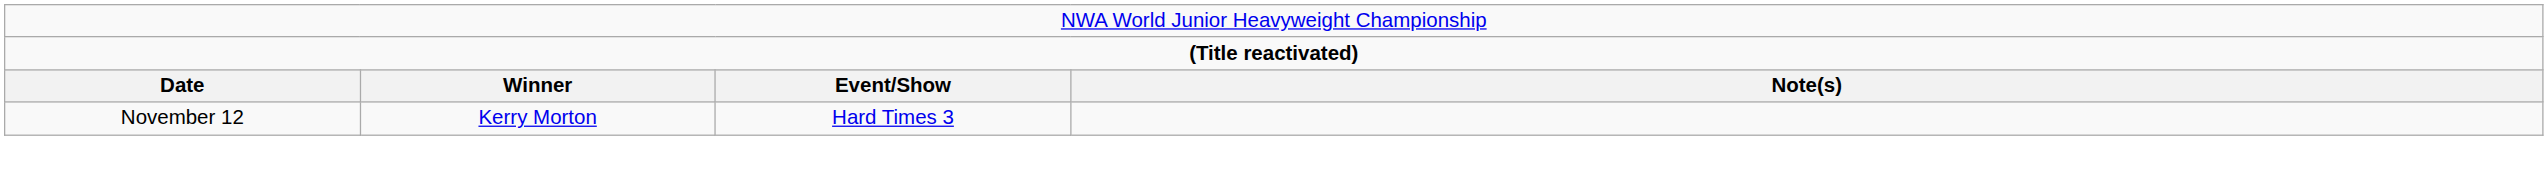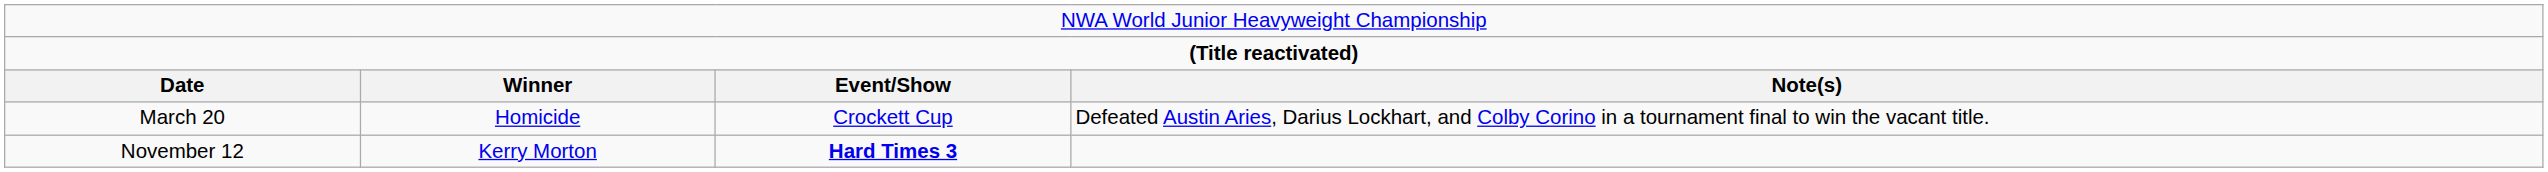+ row: (182, 118)
(893, 118) normal -> (893, 150) bold
